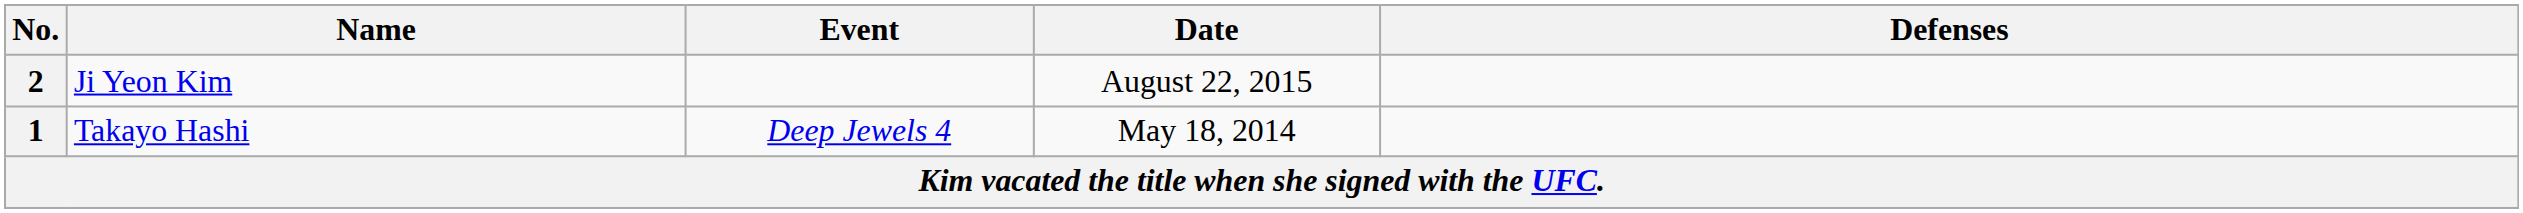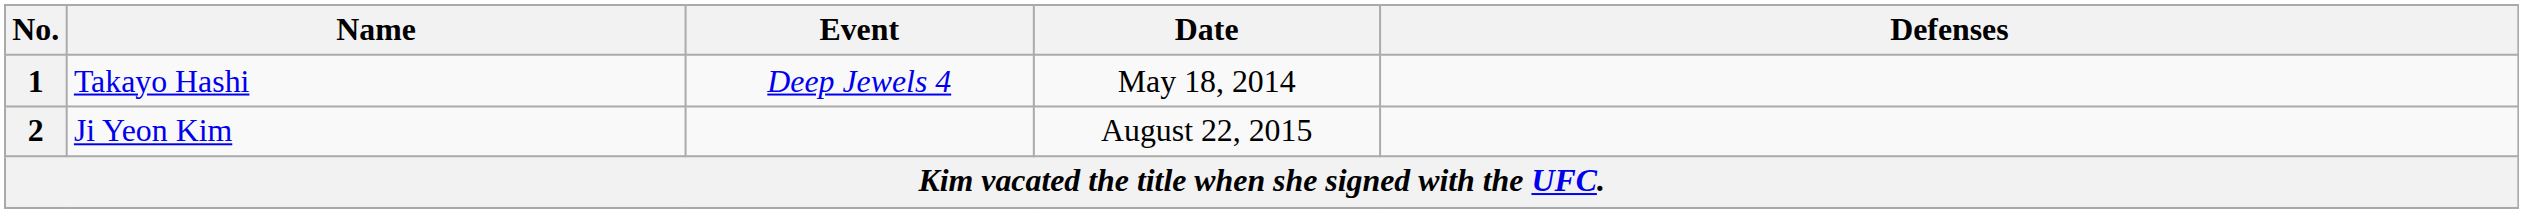rows swapped: (36, 130) <-> (36, 80)
